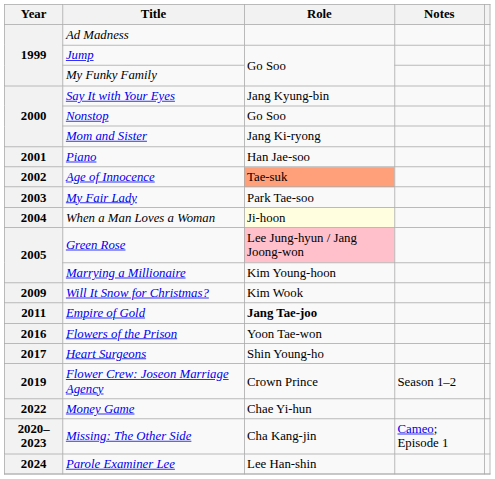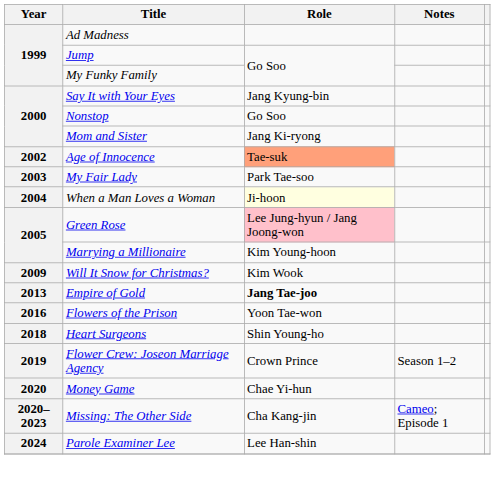- row: (81, 156)
(34, 313) 2011 -> (34, 292) 2013
(34, 353) 2017 -> (34, 333) 2018
(34, 408) 2022 -> (34, 388) 2020
